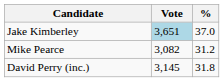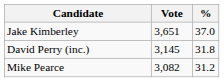(167, 31) lightblue background -> (167, 31) no background
rows swapped: (48, 67) <-> (36, 49)
